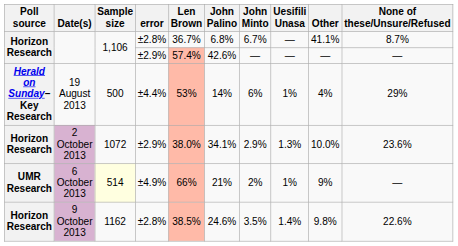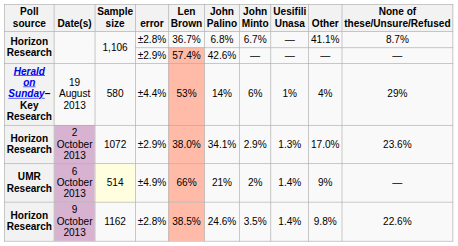(115, 94) 500 -> (115, 94) 580
(325, 144) 10.0% -> (325, 144) 17.0%
(290, 183) 1% -> (290, 183) 1.4%
